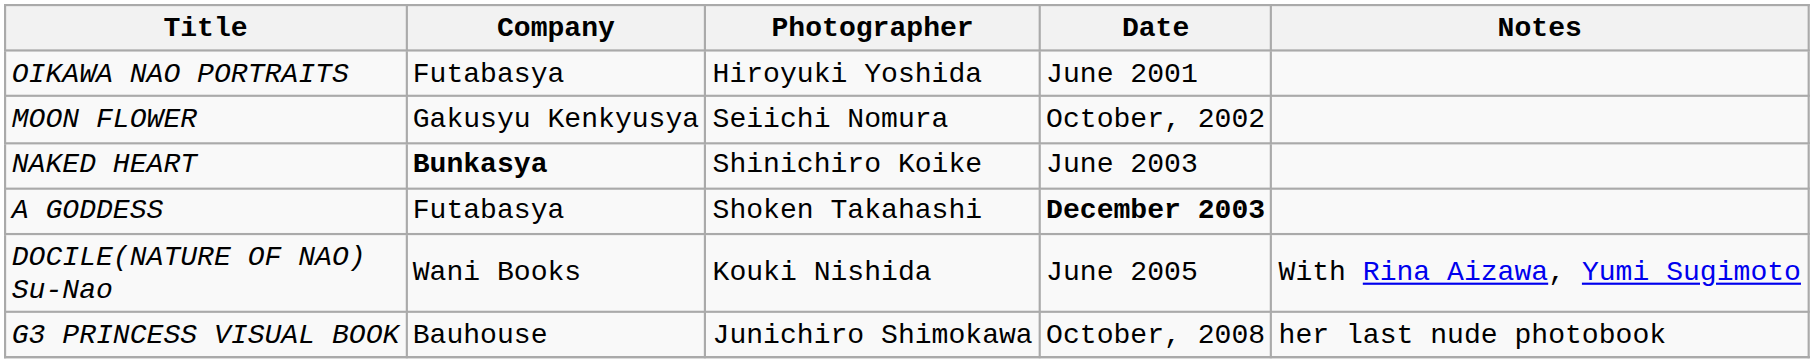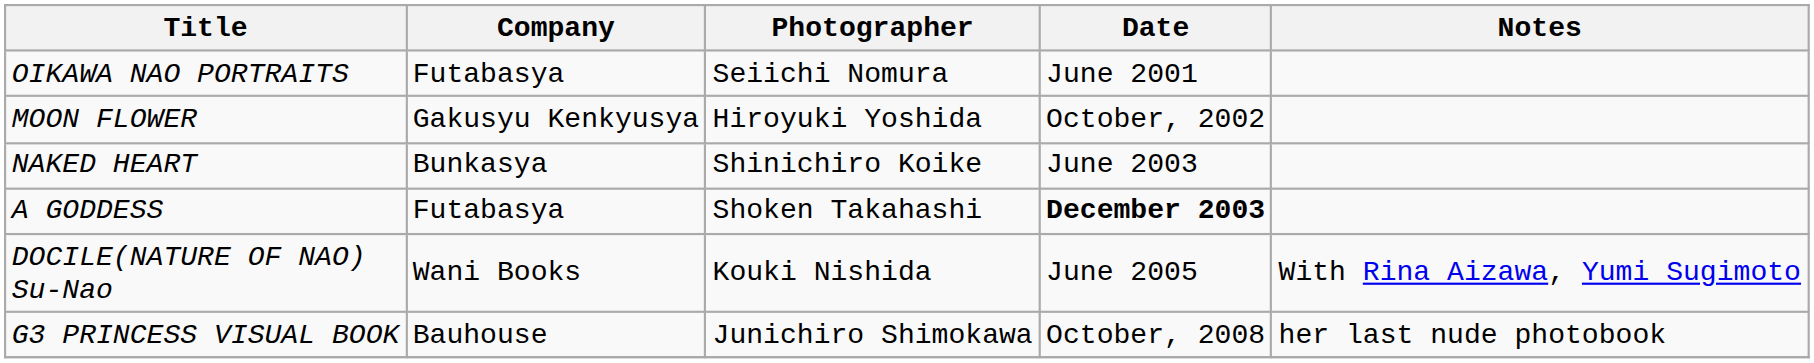(847, 74) Hiroyuki Yoshida -> (831, 74) Seiichi Nomura
(831, 119) Seiichi Nomura -> (847, 119) Hiroyuki Yoshida
(480, 165) bold -> (480, 165) normal
